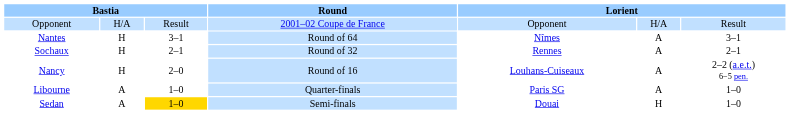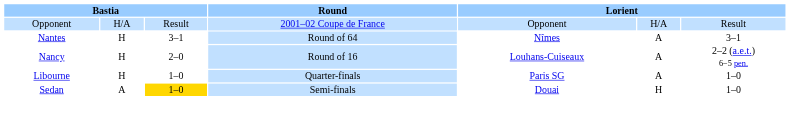- row: (52, 51)
(122, 89) A -> (122, 76) H
